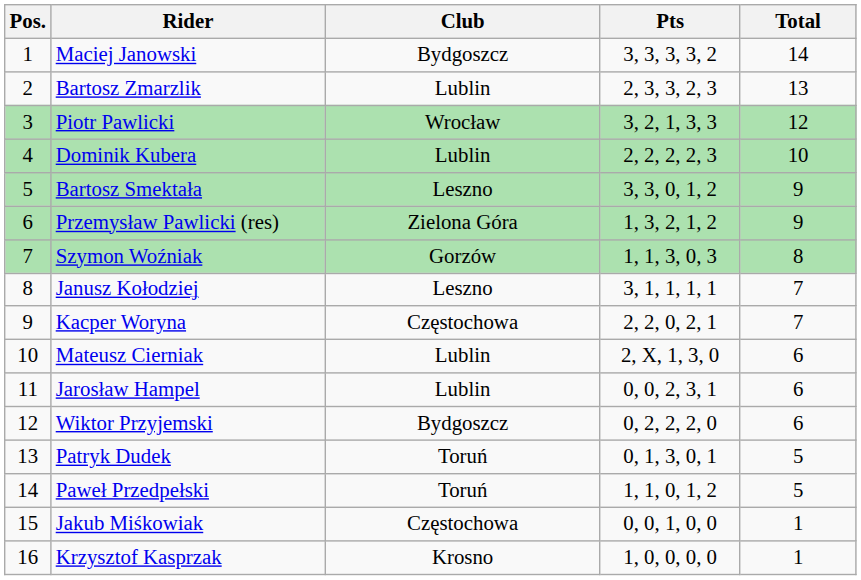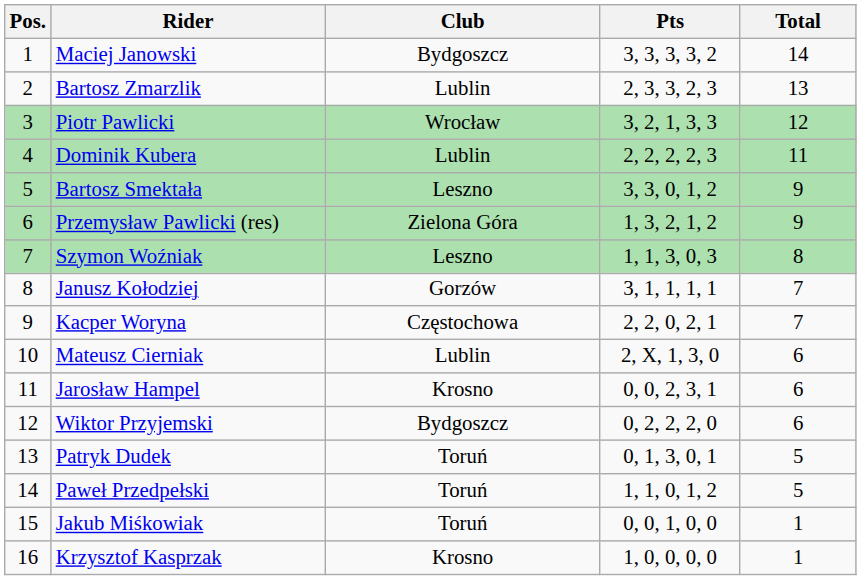(798, 155) 10 -> (798, 155) 11
(463, 255) Gorzów -> (463, 255) Leszno
(463, 289) Leszno -> (463, 289) Gorzów
(463, 389) Lublin -> (463, 389) Krosno
(463, 523) Częstochowa -> (463, 523) Toruń
